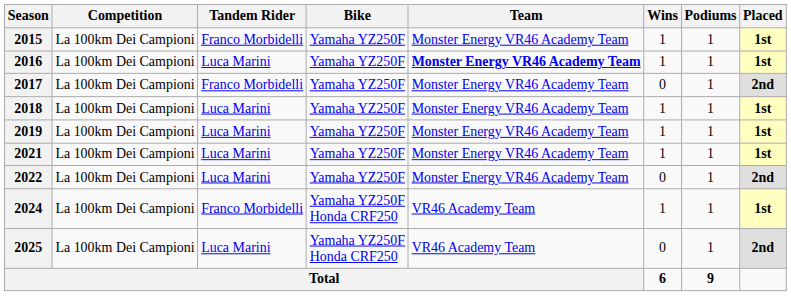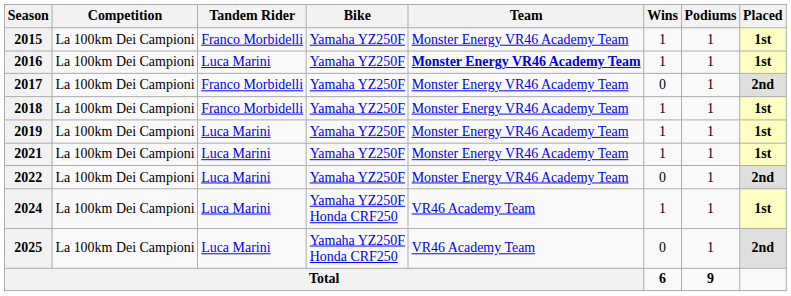(236, 108) Luca Marini -> (252, 108) Franco Morbidelli
(252, 208) Franco Morbidelli -> (236, 208) Luca Marini
